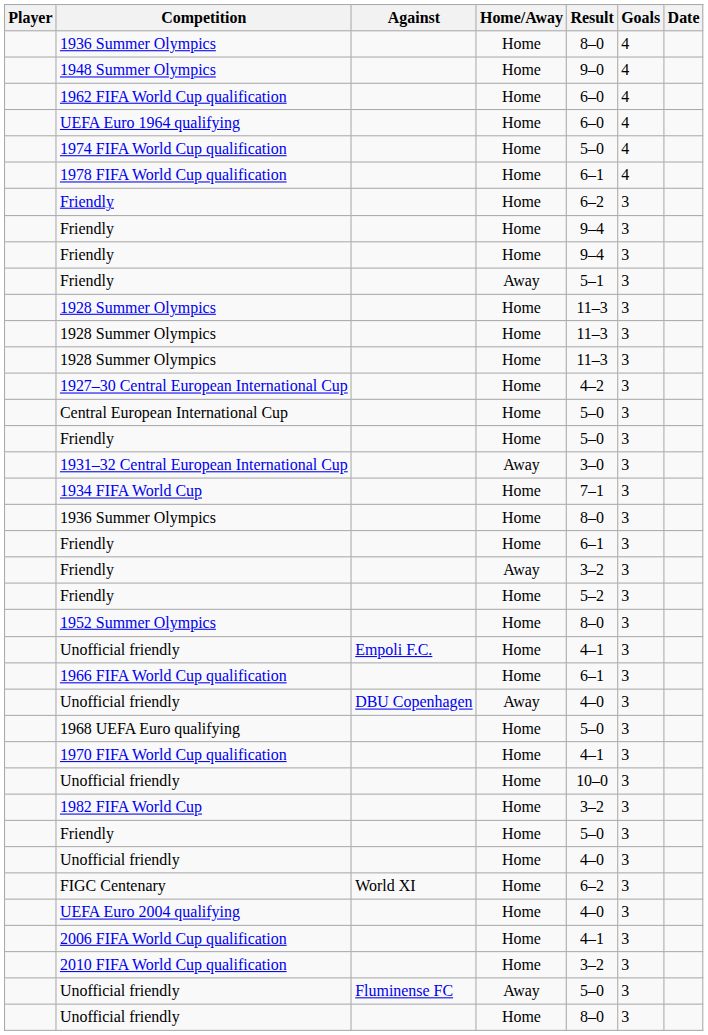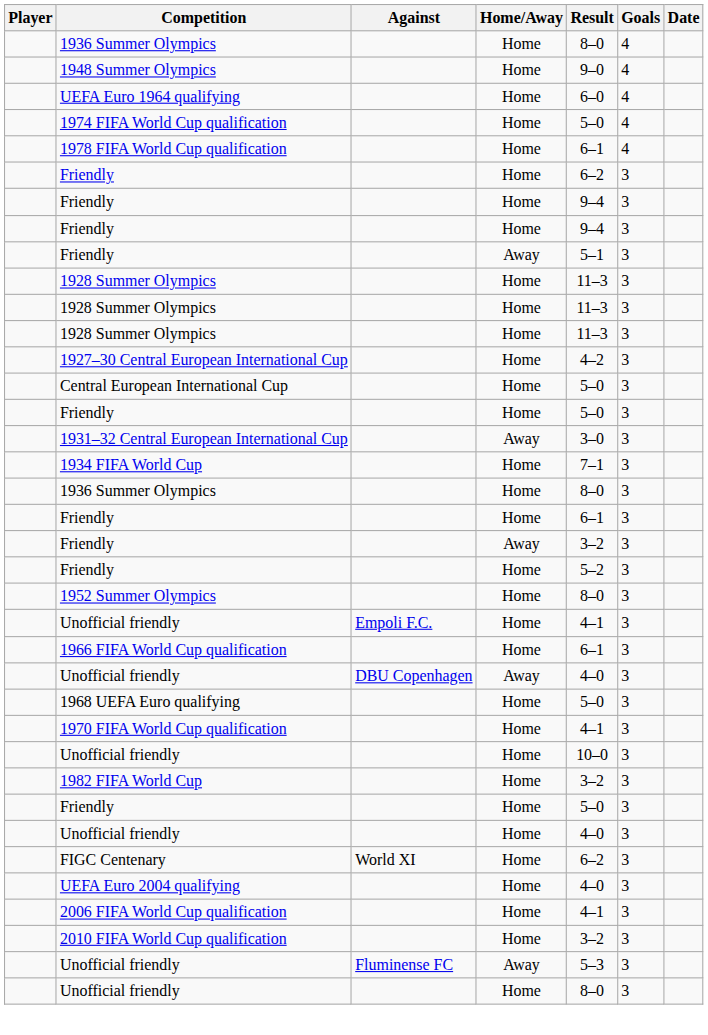- row: (173, 96)
(592, 991) 5–0 -> (592, 965) 5–3
